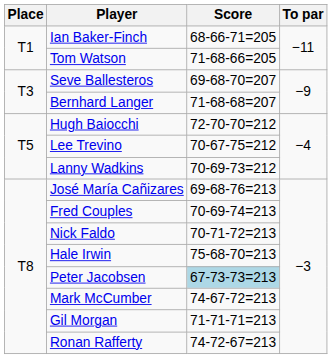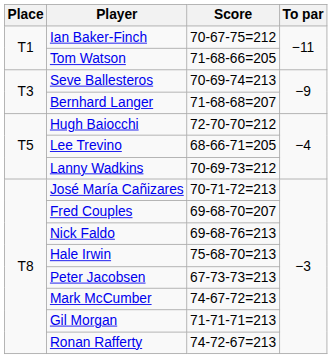(233, 37) 68-66-71=205 -> (233, 37) 70-67-75=212
(233, 80) 69-68-70=207 -> (233, 80) 70-69-74=213
(233, 146) 70-67-75=212 -> (233, 146) 68-66-71=205
(233, 189) 69-68-76=213 -> (233, 189) 70-71-72=213
(233, 211) 70-69-74=213 -> (233, 211) 69-68-70=207
(233, 233) 70-71-72=213 -> (233, 233) 69-68-76=213
(233, 277) lightblue background -> (233, 277) no background
